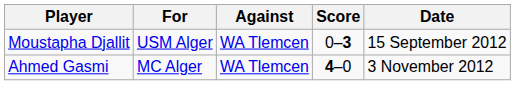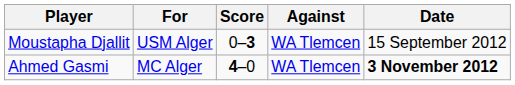columns swapped: (264, 17) <-> (338, 17)
(430, 67) normal -> (433, 67) bold
